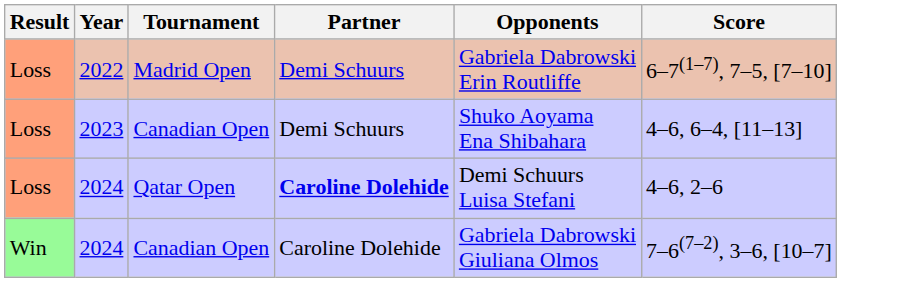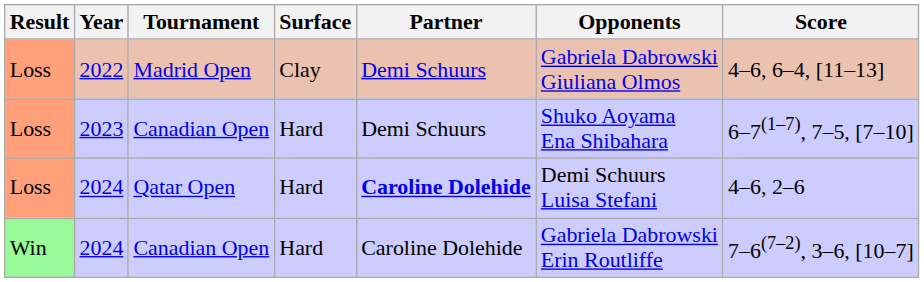+ column: (315, 21)
(547, 68) Gabriela Dabrowski Erin Routliffe -> (629, 68) Gabriela Dabrowski Giuliana Olmos
(739, 68) 6–7(1–7), 7–5, [7–10] -> (806, 68) 4–6, 6–4, [11–13]
(724, 128) 4–6, 6–4, [11–13] -> (821, 128) 6–7(1–7), 7–5, [7–10]
(547, 247) Gabriela Dabrowski Giuliana Olmos -> (629, 247) Gabriela Dabrowski Erin Routliffe
